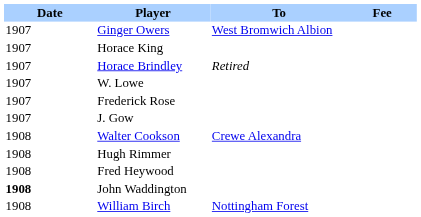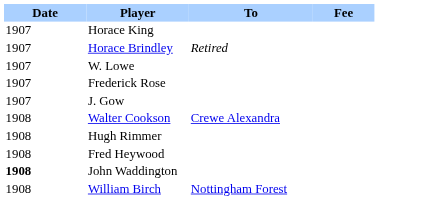- row: (133, 30)
